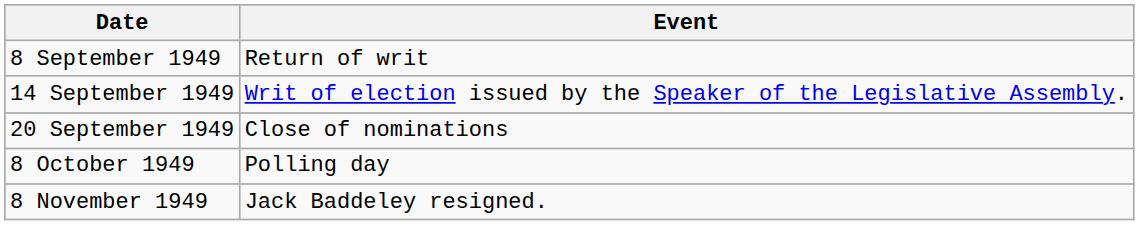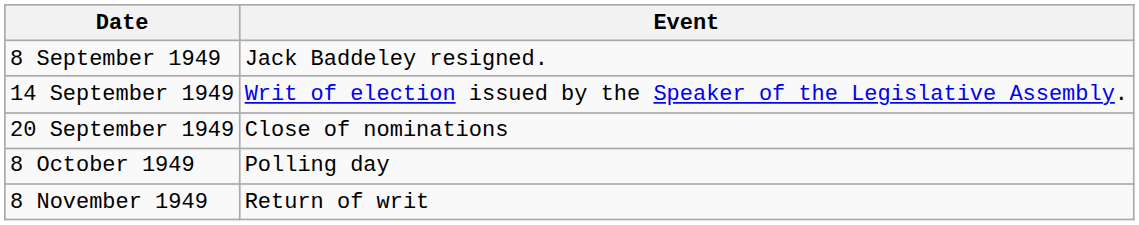(337, 59) Return of writ -> (396, 59) Jack Baddeley resigned.
(396, 202) Jack Baddeley resigned. -> (337, 202) Return of writ
